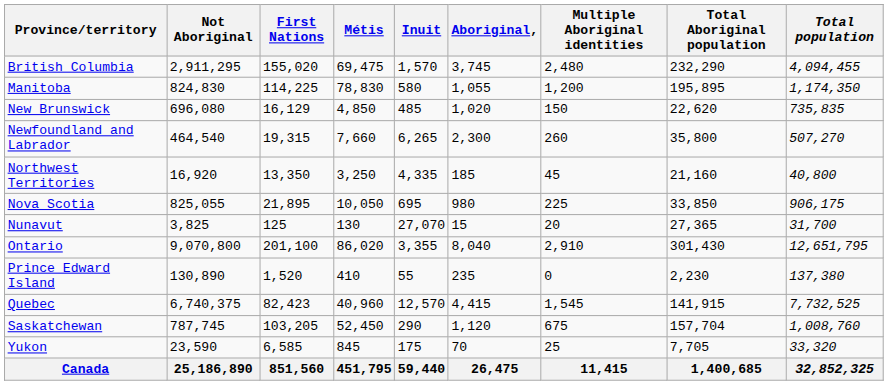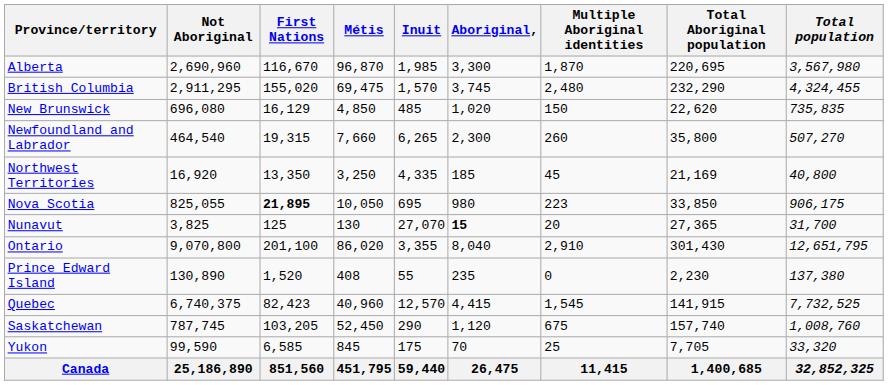+ row: (35, 67)
(825, 67) 4,094,455 -> (825, 88) 4,324,455
- row: (39, 88)
(693, 175) 21,160 -> (693, 175) 21,169
(287, 204) normal -> (287, 204) bold
(556, 204) 225 -> (556, 204) 223
(459, 226) normal -> (459, 226) bold
(348, 276) 410 -> (348, 276) 408
(697, 326) 157,704 -> (697, 326) 157,740
(193, 348) 23,590 -> (193, 348) 99,590
